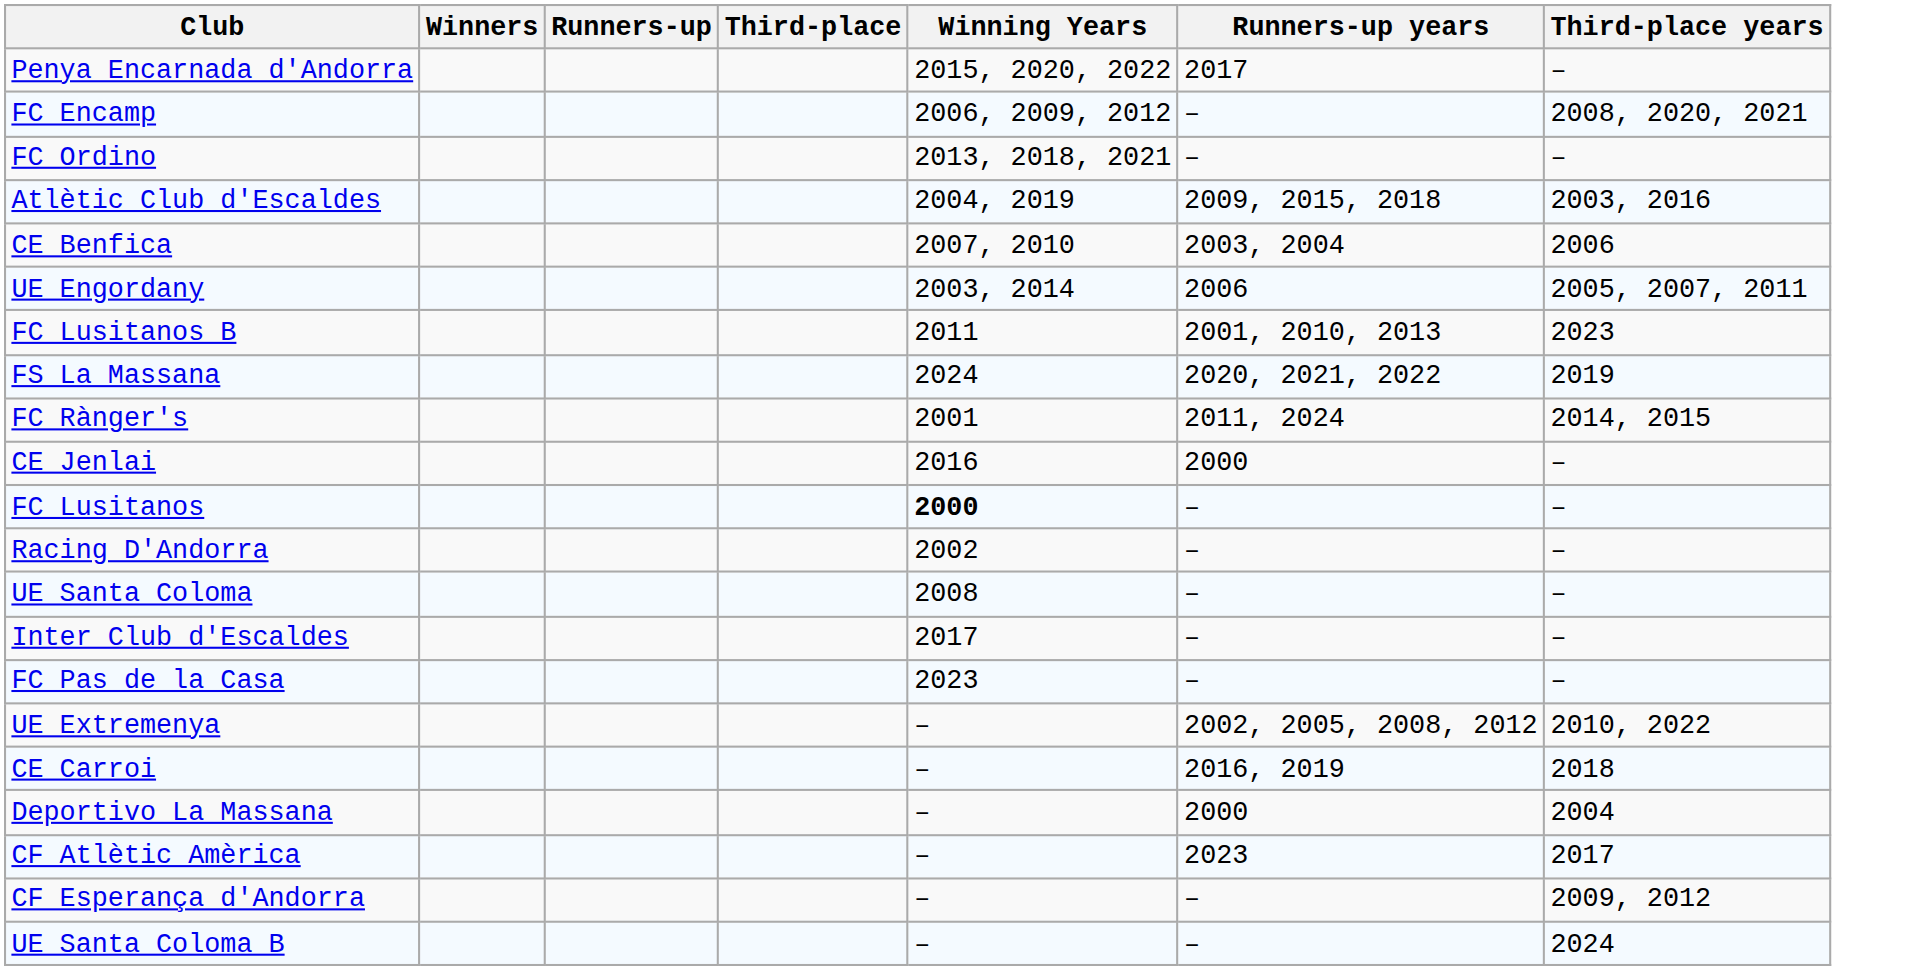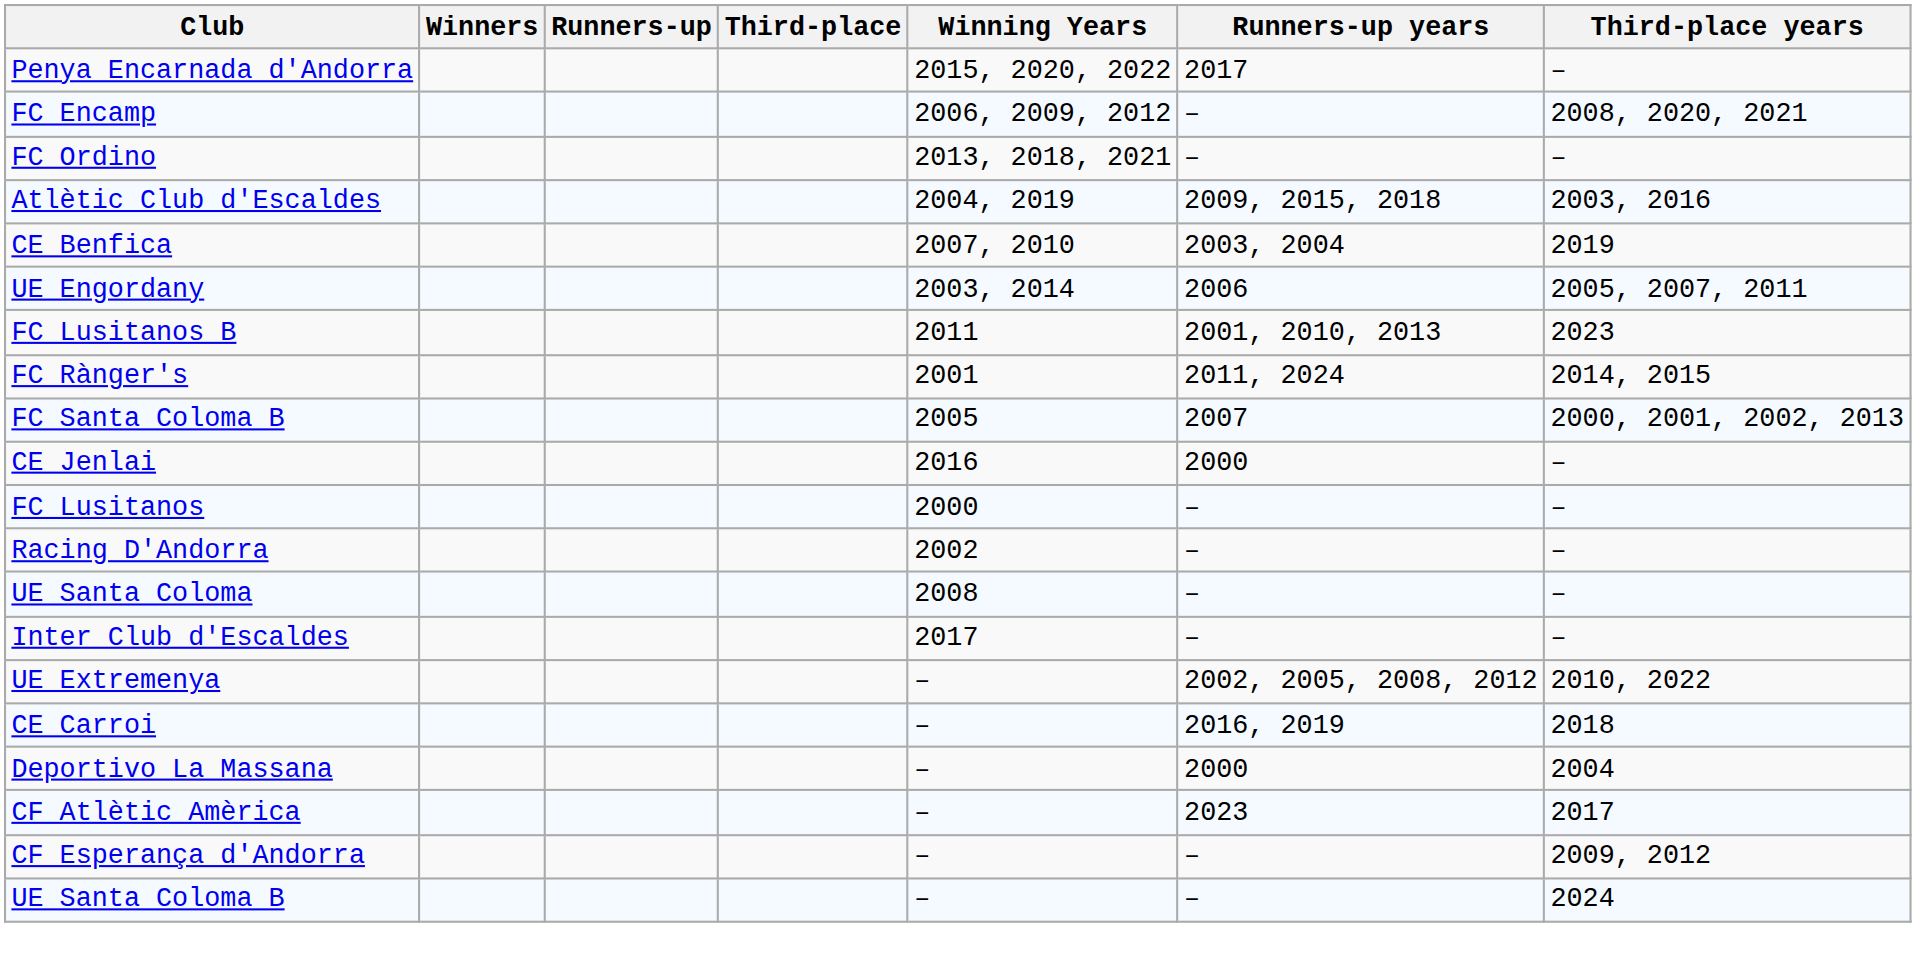(1583, 245) 2006 -> (1583, 245) 2019
- row: (116, 376)
+ row: (148, 420)
(946, 507) bold -> (946, 507) normal
- row: (148, 682)
